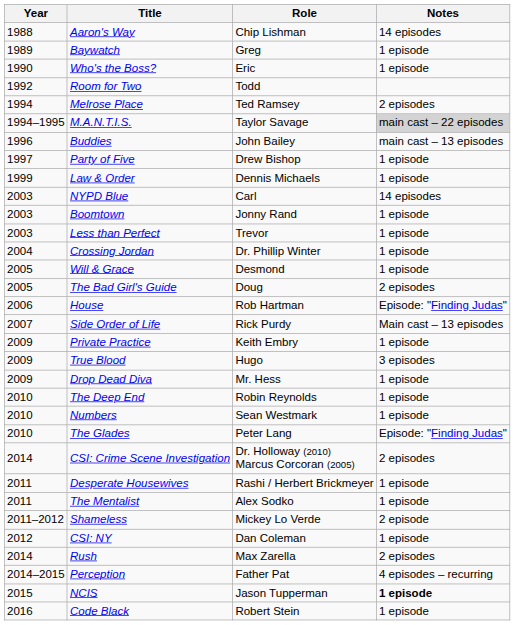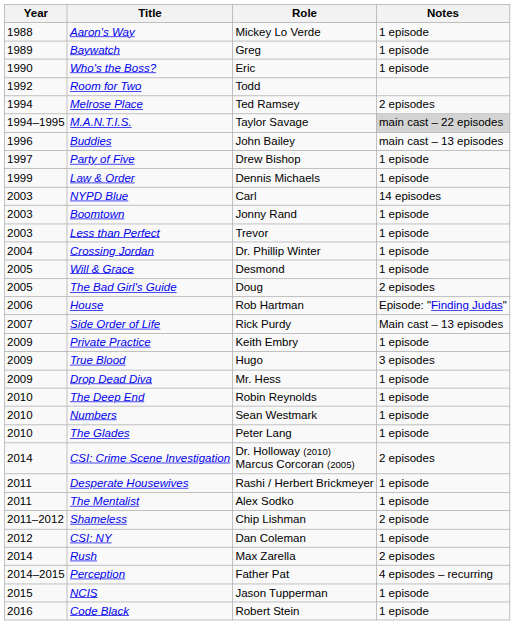(271, 31) Chip Lishman -> (278, 31) Mickey Lo Verde
(410, 31) 14 episodes -> (404, 31) 1 episode
(443, 433) Episode: "Finding Judas" -> (404, 433) 1 episode
(278, 519) Mickey Lo Verde -> (271, 519) Chip Lishman
(406, 592) bold -> (404, 592) normal
